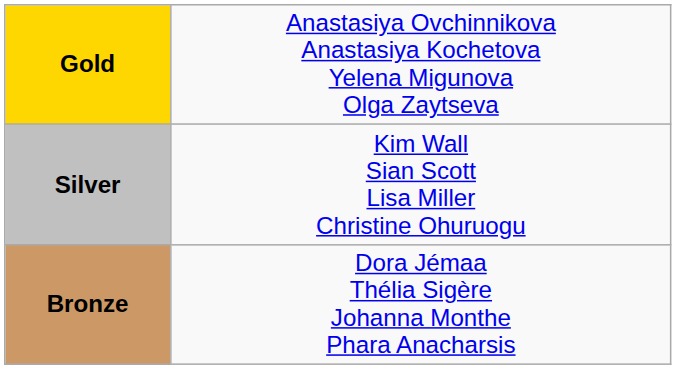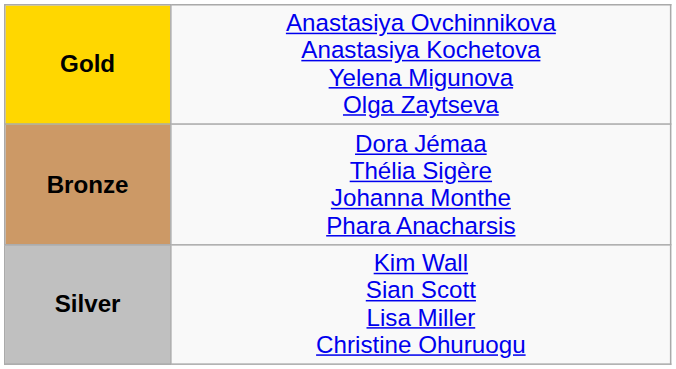rows swapped: (88, 184) <-> (88, 304)
